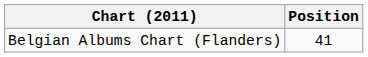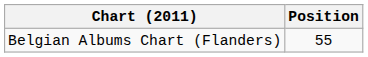(324, 40) 41 -> (324, 40) 55
